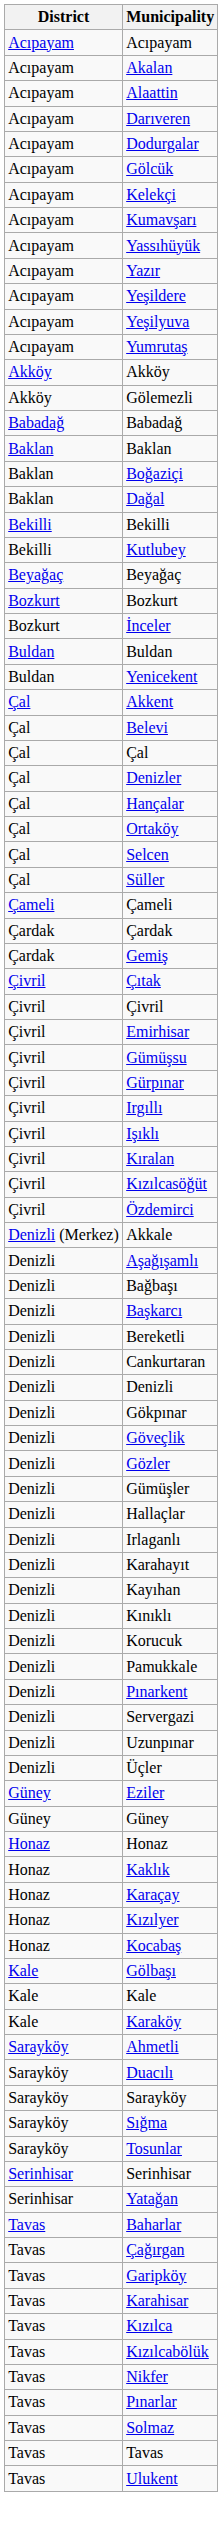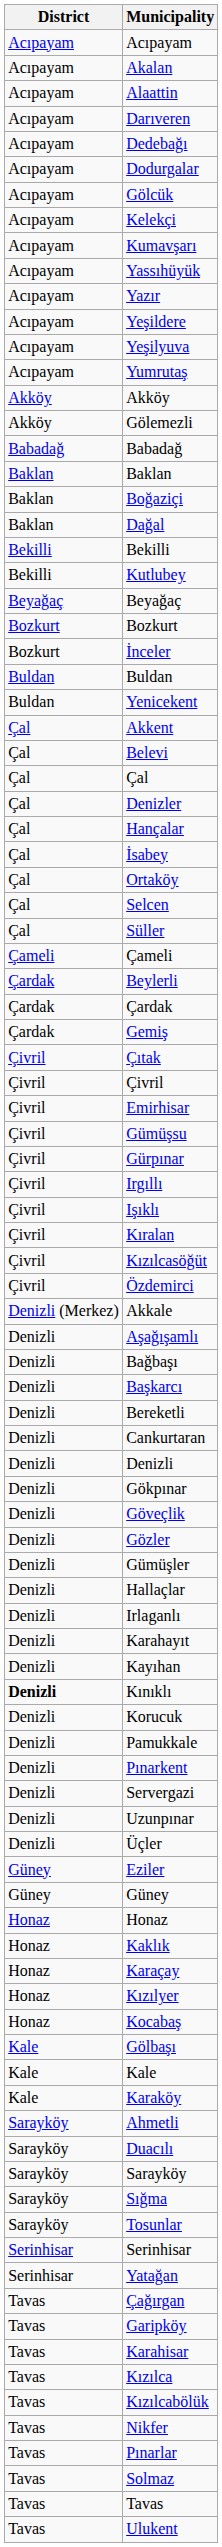+ row: (157, 144)
+ row: (147, 854)
+ row: (152, 981)
(32, 1615) normal -> (32, 1691) bold
- row: (154, 2224)
